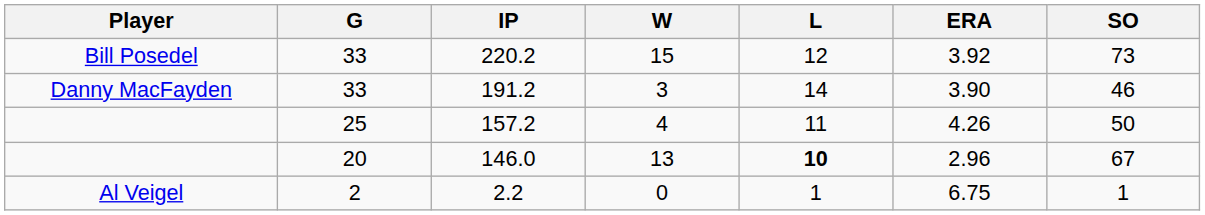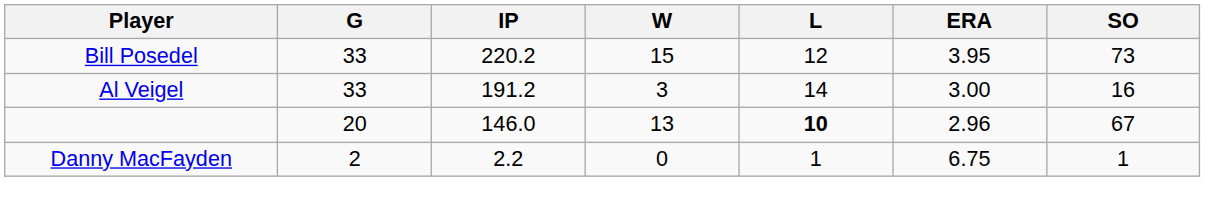(969, 55) 3.92 -> (969, 55) 3.95
(141, 90) Danny MacFayden -> (141, 90) Al Veigel
(969, 90) 3.90 -> (969, 90) 3.00
(1123, 90) 46 -> (1123, 90) 16
- row: (508, 124)
(141, 192) Al Veigel -> (141, 158) Danny MacFayden
